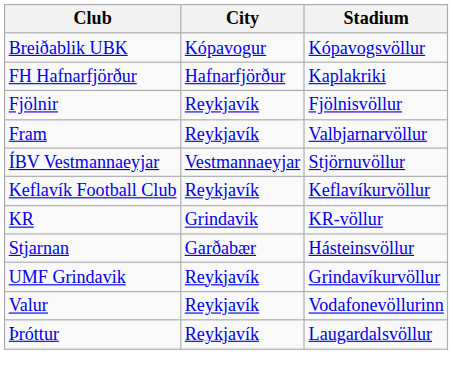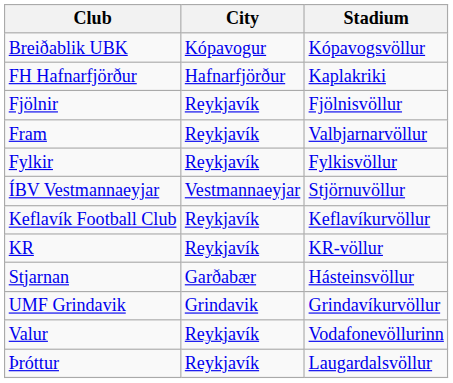+ row: (31, 162)
(221, 219) Grindavik -> (222, 248) Reykjavík
(222, 276) Reykjavík -> (221, 305) Grindavik
